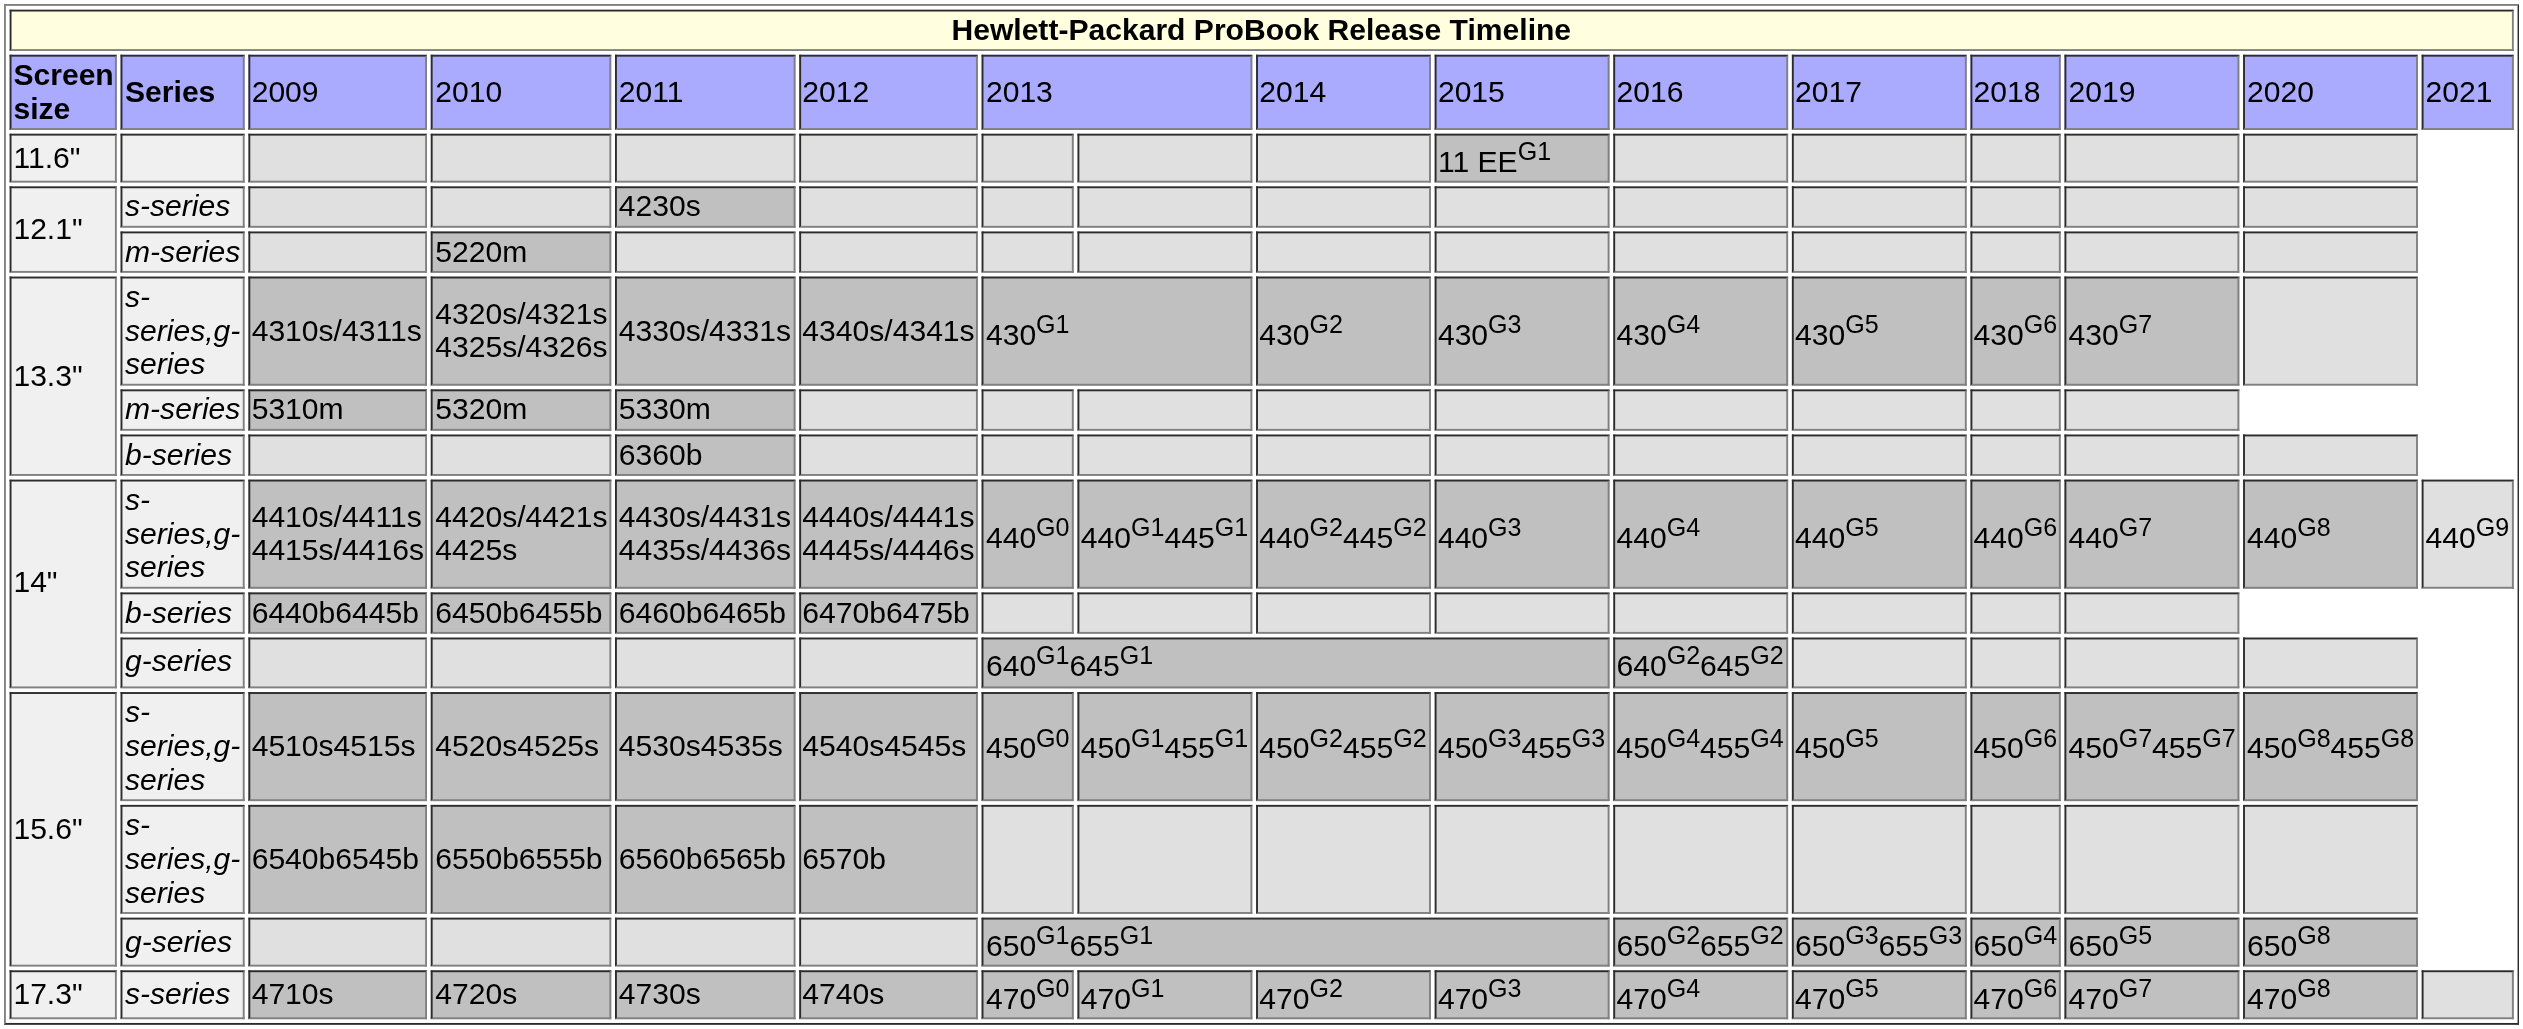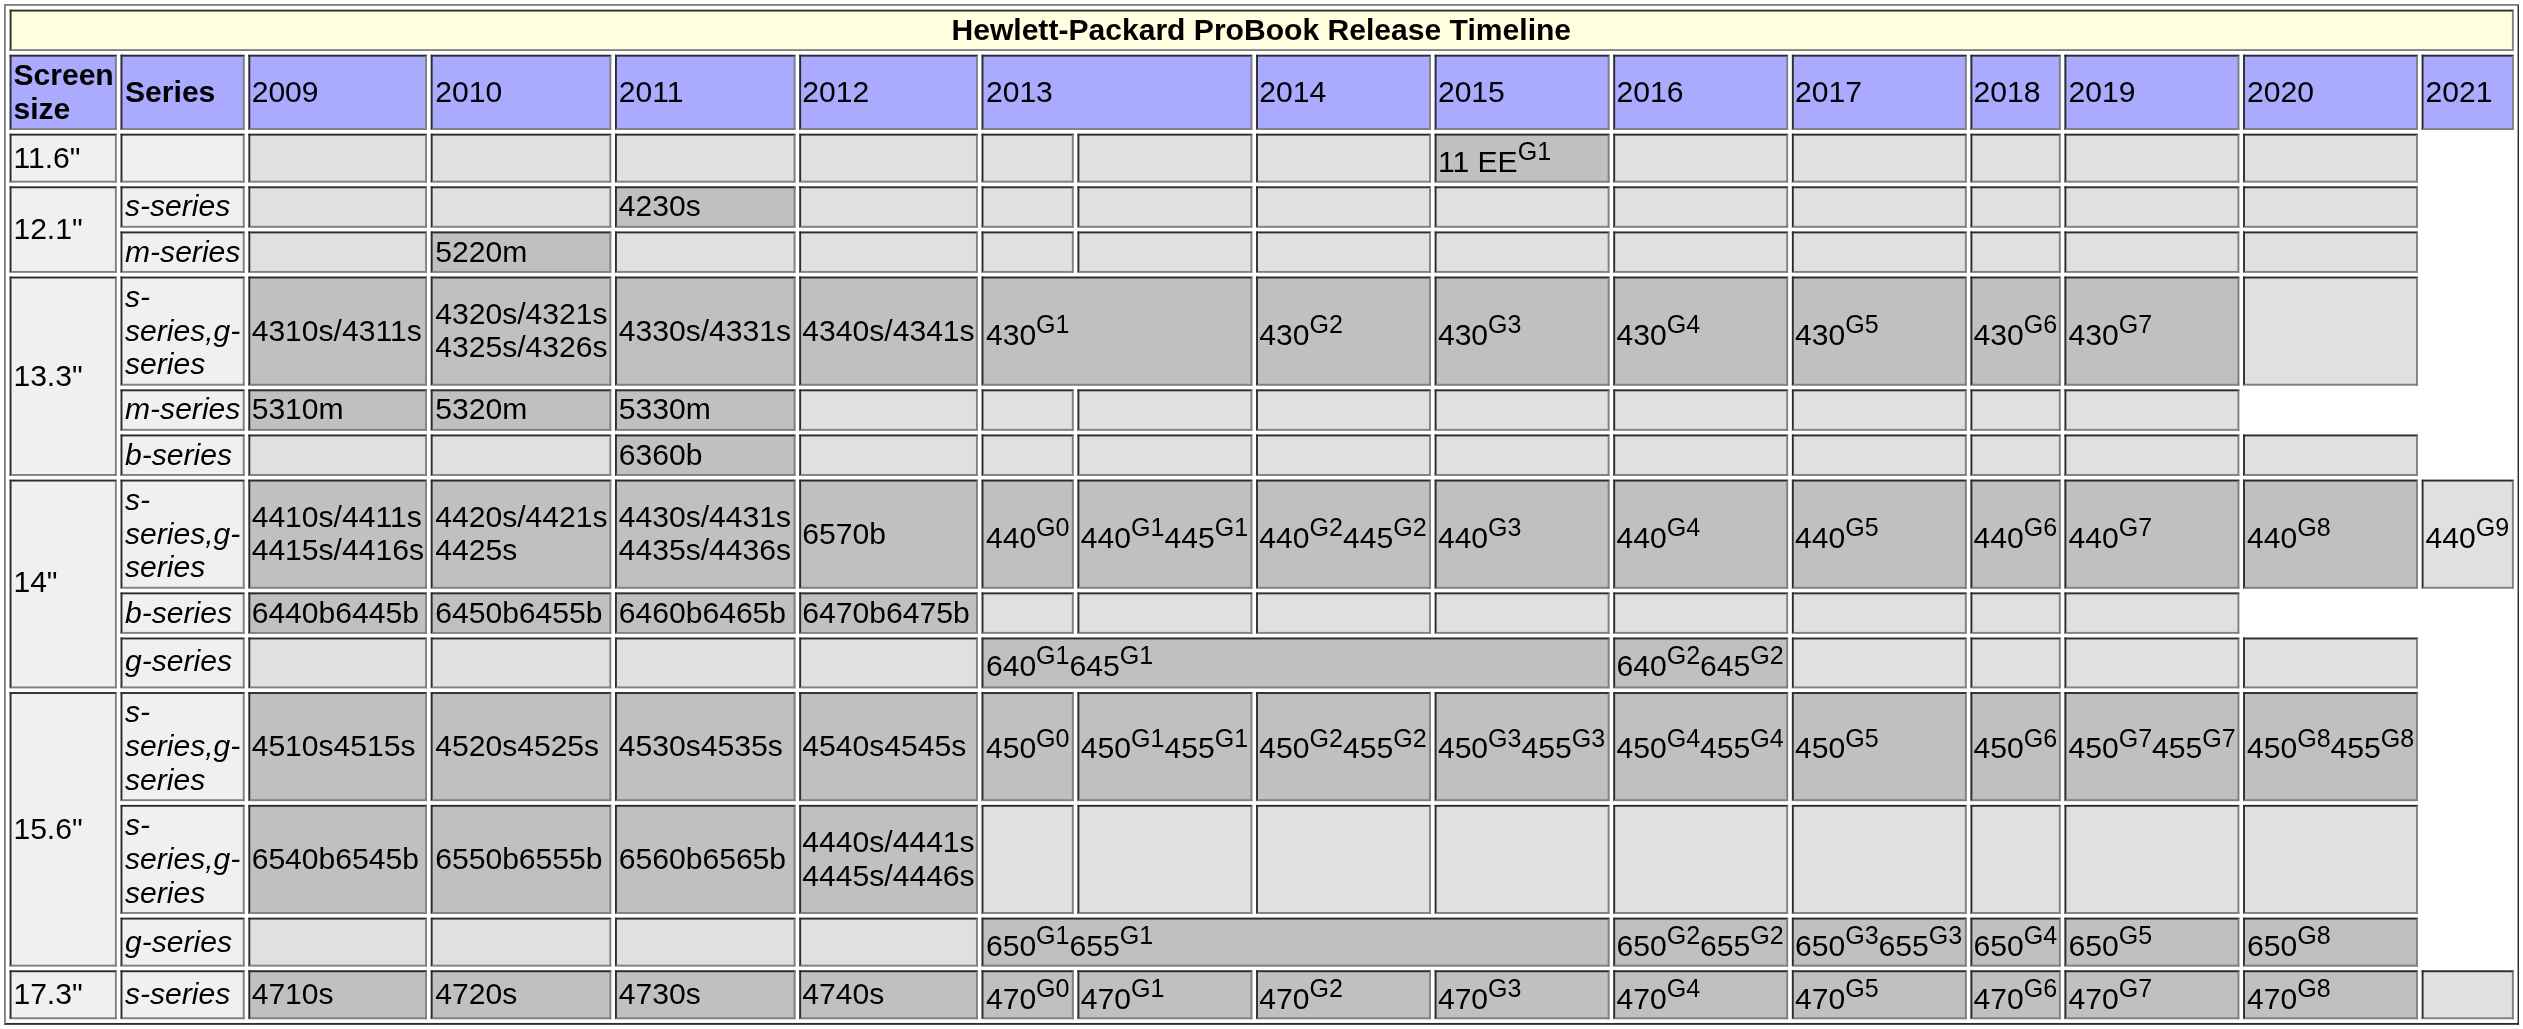(888, 534) 4440s/4441s 4445s/4446s -> (844, 534) 6570b
(844, 858) 6570b -> (888, 858) 4440s/4441s 4445s/4446s
